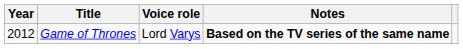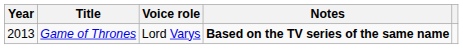(21, 33) 2012 -> (21, 33) 2013
